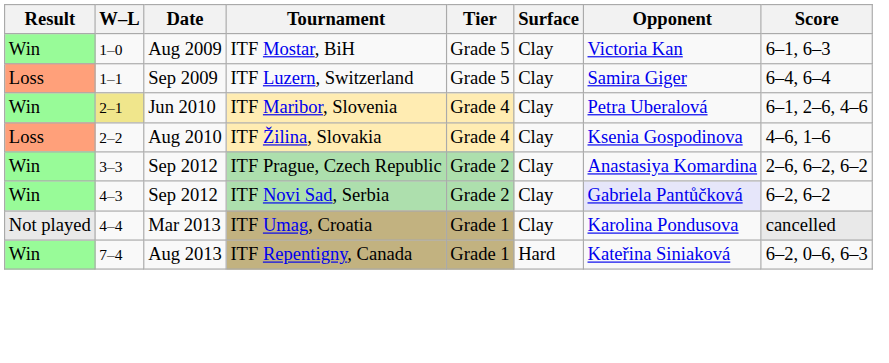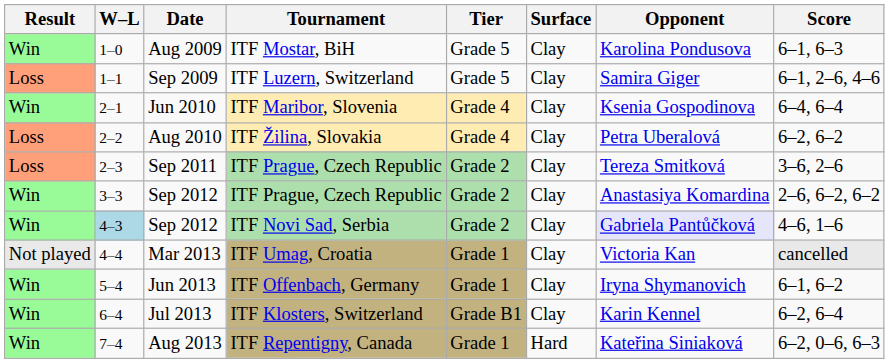(635, 48) Victoria Kan -> (675, 48) Karolina Pondusova
(798, 78) 6–4, 6–4 -> (829, 78) 6–1, 2–6, 4–6
(111, 108) khaki background -> (111, 108) no background
(648, 107) Petra Uberalová -> (677, 107) Ksenia Gospodinova
(817, 107) 6–1, 2–6, 4–6 -> (811, 107) 6–4, 6–4
(665, 136) Ksenia Gospodinova -> (660, 136) Petra Uberalová
(798, 136) 4–6, 1–6 -> (811, 136) 6–2, 6–2
+ row: (183, 166)
(111, 196) no background -> (111, 226) lightblue background
(798, 195) 6–2, 6–2 -> (811, 225) 4–6, 1–6
(663, 225) Karolina Pondusova -> (648, 254) Victoria Kan
+ row: (182, 284)
+ row: (180, 313)
